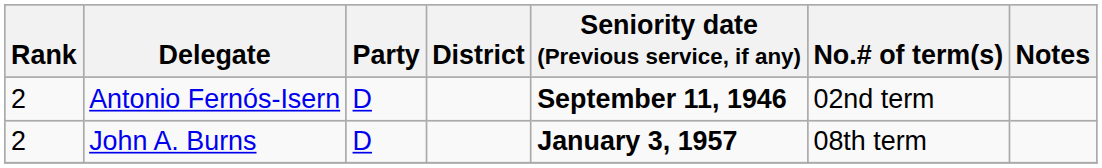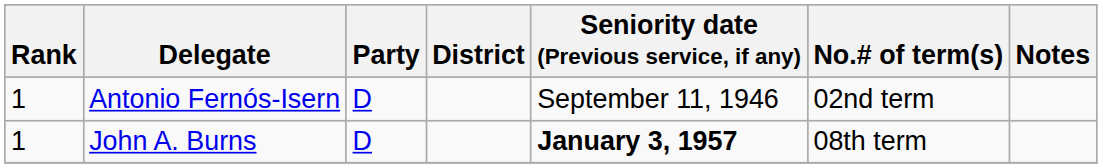(19, 98) 2 -> (19, 98) 1
(662, 98) bold -> (658, 98) normal
(19, 141) 2 -> (19, 141) 1
